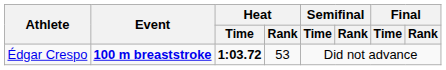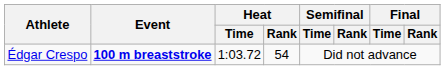(240, 55) bold -> (239, 55) normal
(283, 55) 53 -> (282, 55) 54
